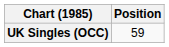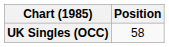(138, 33) 59 -> (138, 33) 58
